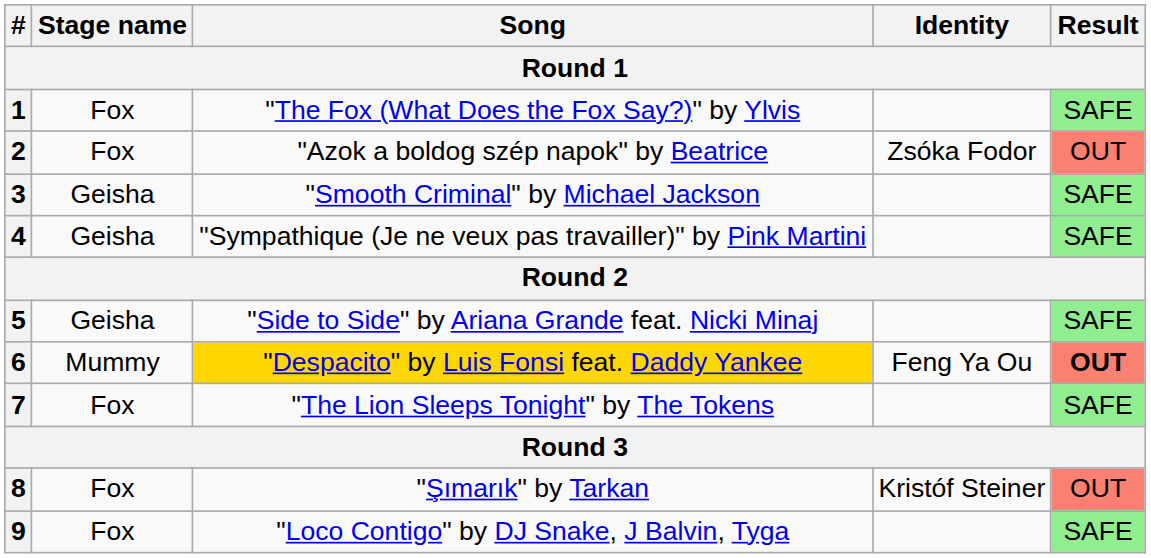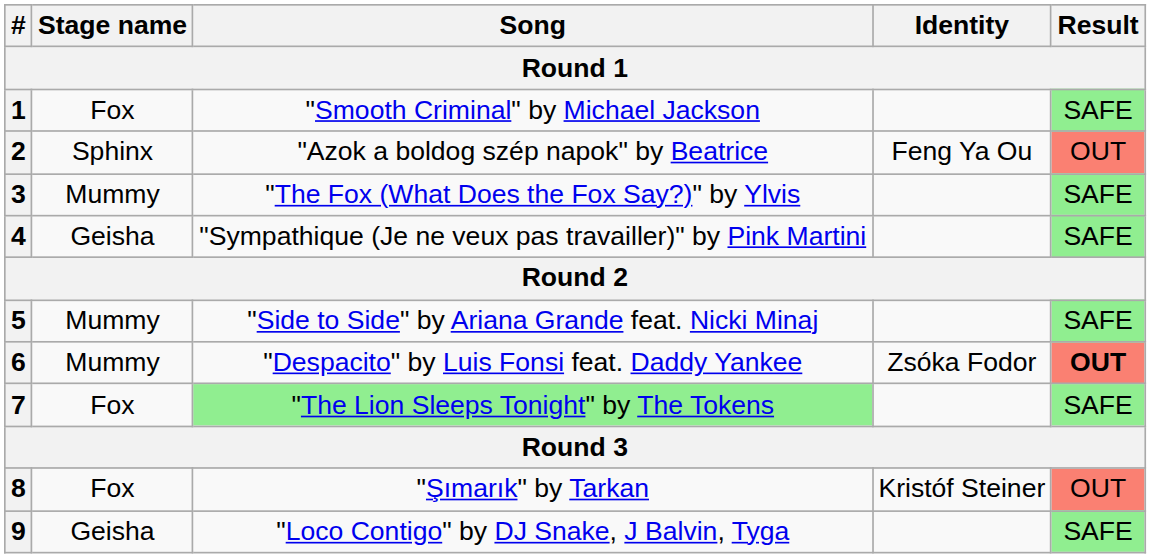(533, 109) "The Fox (What Does the Fox Say?)" by Ylvis -> (533, 109) "Smooth Criminal" by Michael Jackson
(113, 151) Fox -> (113, 151) Sphinx
(962, 151) Zsóka Fodor -> (962, 151) Feng Ya Ou
(113, 194) Geisha -> (113, 194) Mummy
(533, 194) "Smooth Criminal" by Michael Jackson -> (533, 194) "The Fox (What Does the Fox Say?)" by Ylvis
(113, 320) Geisha -> (113, 320) Mummy
(533, 362) gold background -> (533, 362) no background
(962, 362) Feng Ya Ou -> (962, 362) Zsóka Fodor
(533, 404) no background -> (533, 404) lightgreen background
(113, 531) Fox -> (113, 531) Geisha
